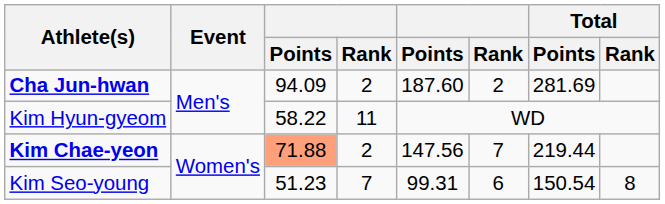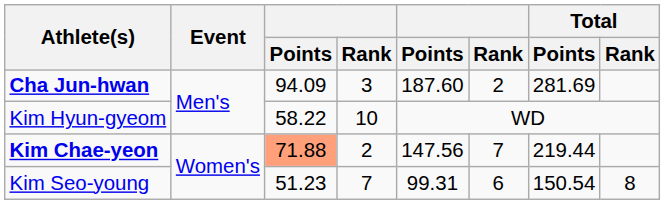(367, 86) 2 -> (367, 86) 3
(367, 118) 11 -> (367, 118) 10
